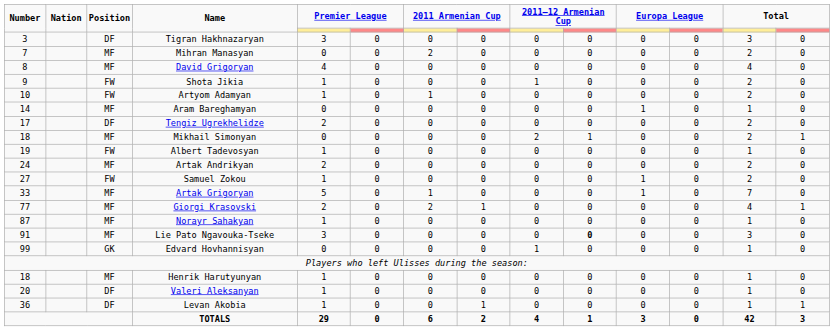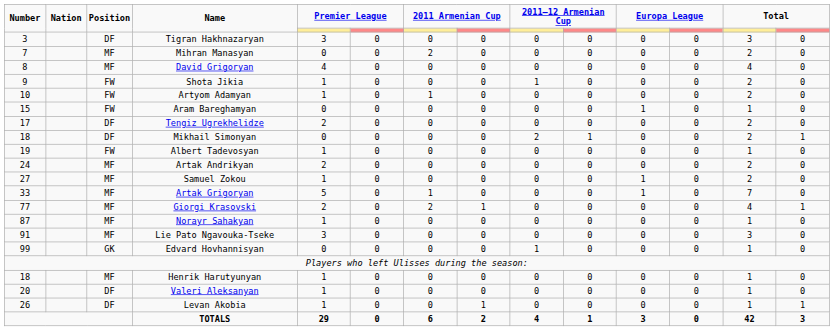(25, 109) 14 -> (25, 109) 15
(110, 109) MF -> (110, 109) FW
(110, 137) MF -> (110, 137) DF
(110, 179) FW -> (110, 179) MF
(590, 235) bold -> (590, 235) normal
(25, 305) 36 -> (25, 305) 26
